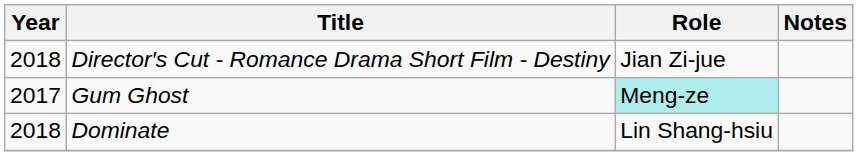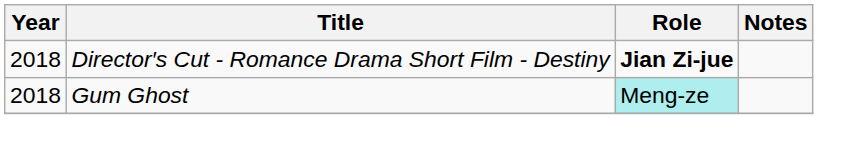(673, 58) normal -> (677, 58) bold
(35, 95) 2017 -> (35, 95) 2018
- row: (120, 131)
